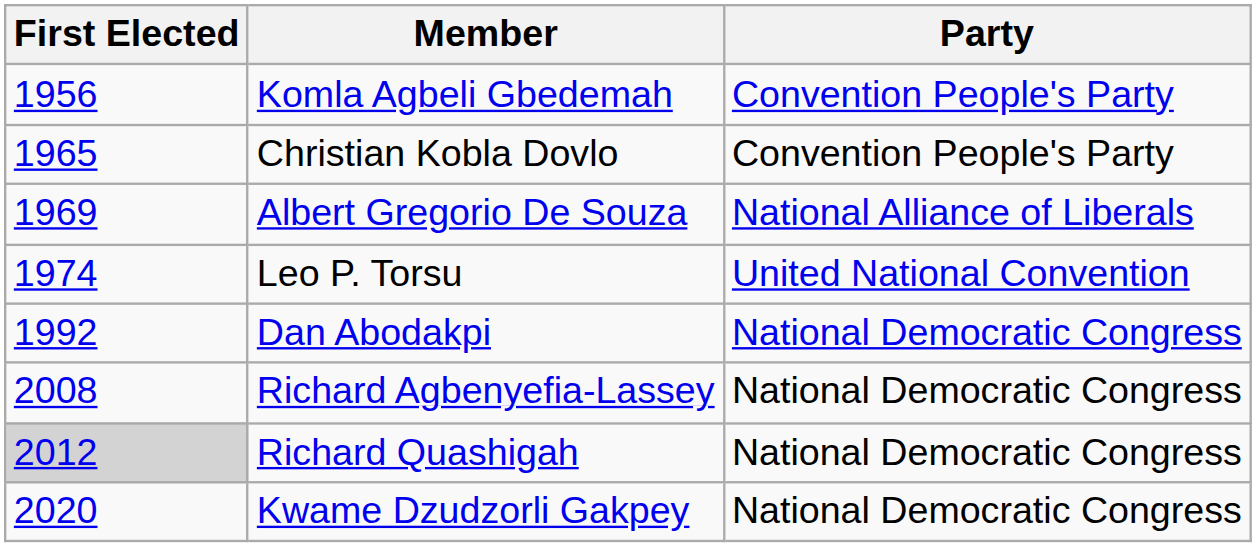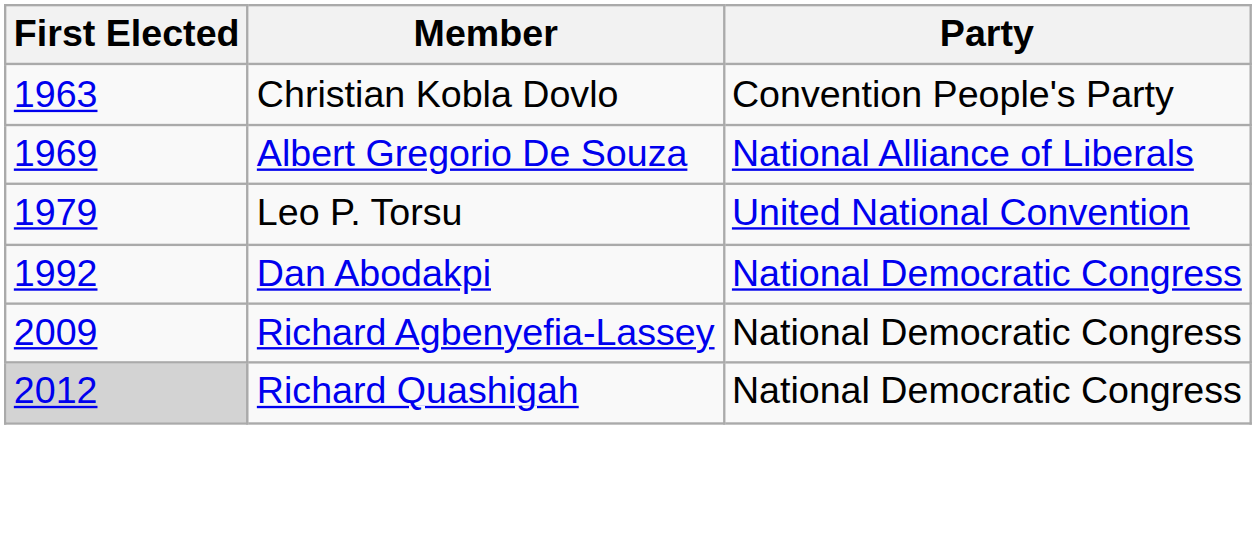- row: (465, 93)
(56, 153) 1965 -> (56, 93) 1963
(56, 272) 1974 -> (56, 213) 1979
(56, 392) 2008 -> (56, 332) 2009
- row: (473, 511)
